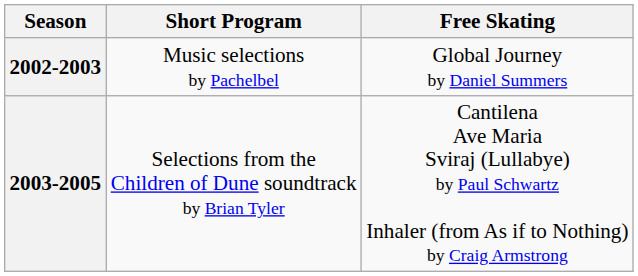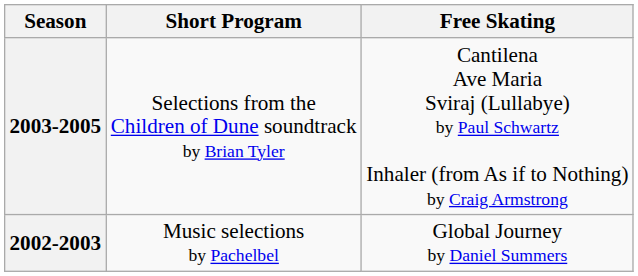rows swapped: (55, 183) <-> (55, 66)
